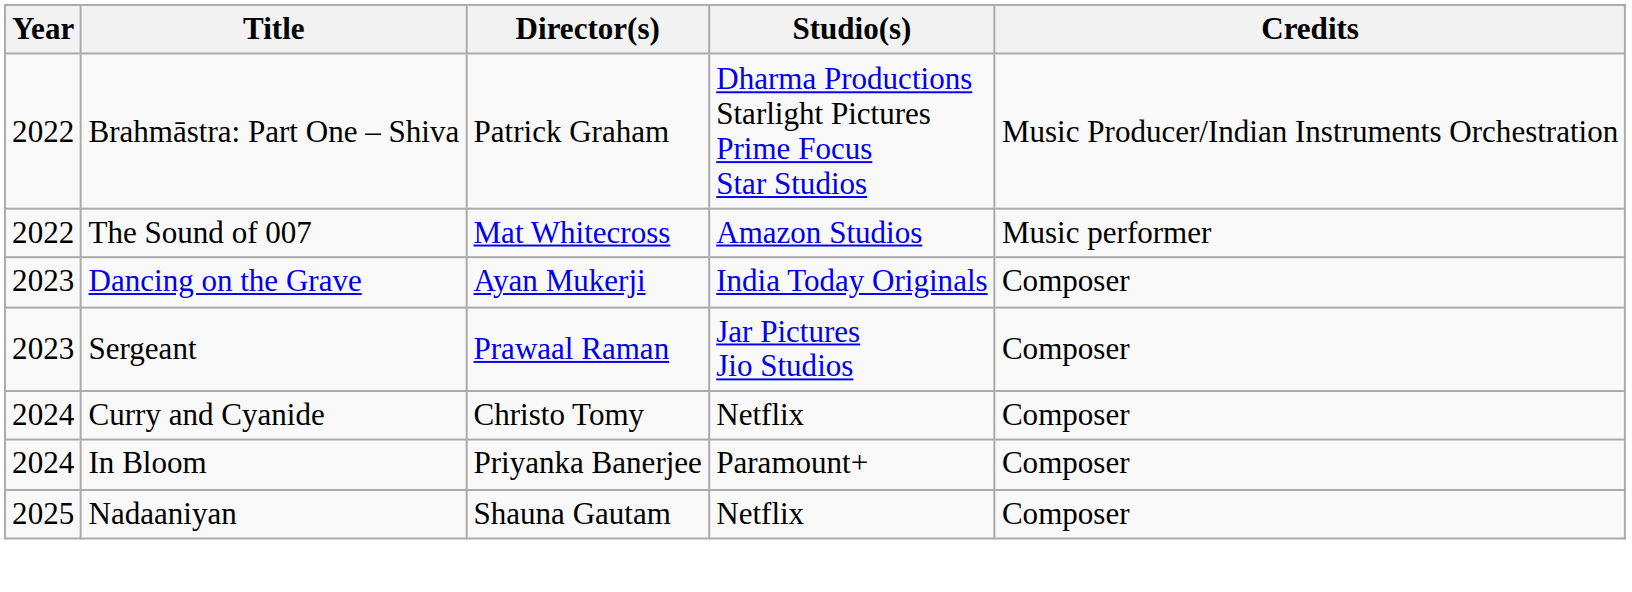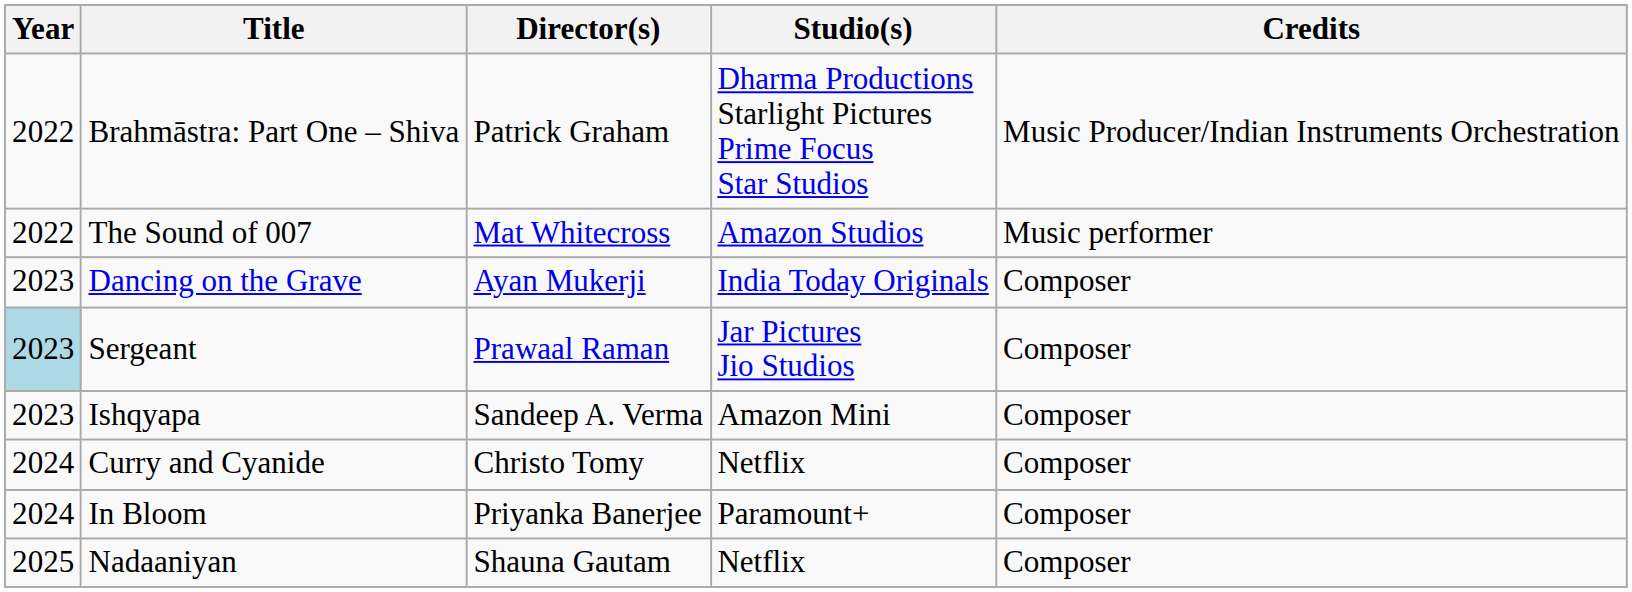(43, 348) no background -> (43, 348) lightblue background
+ row: (145, 414)
